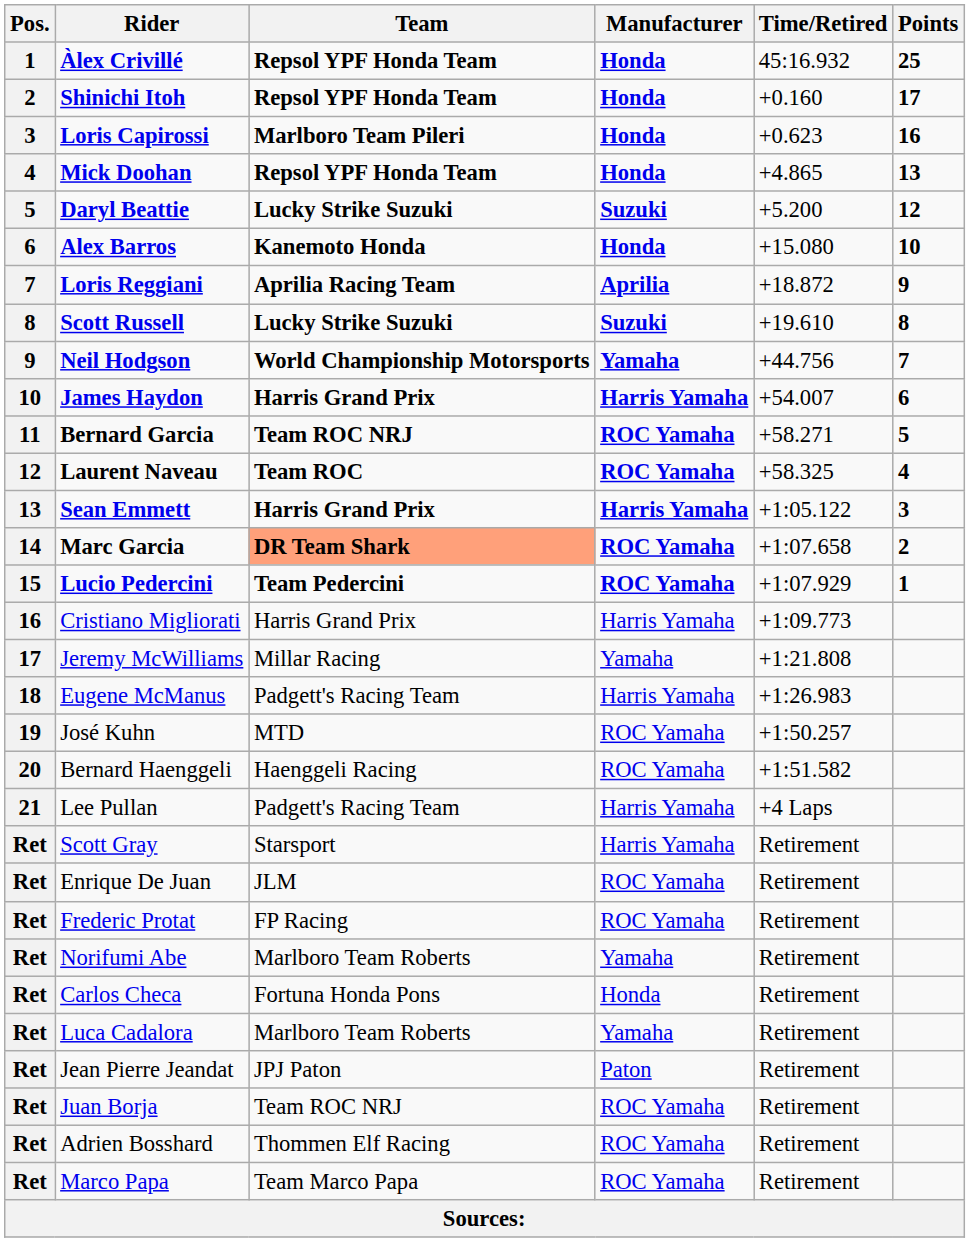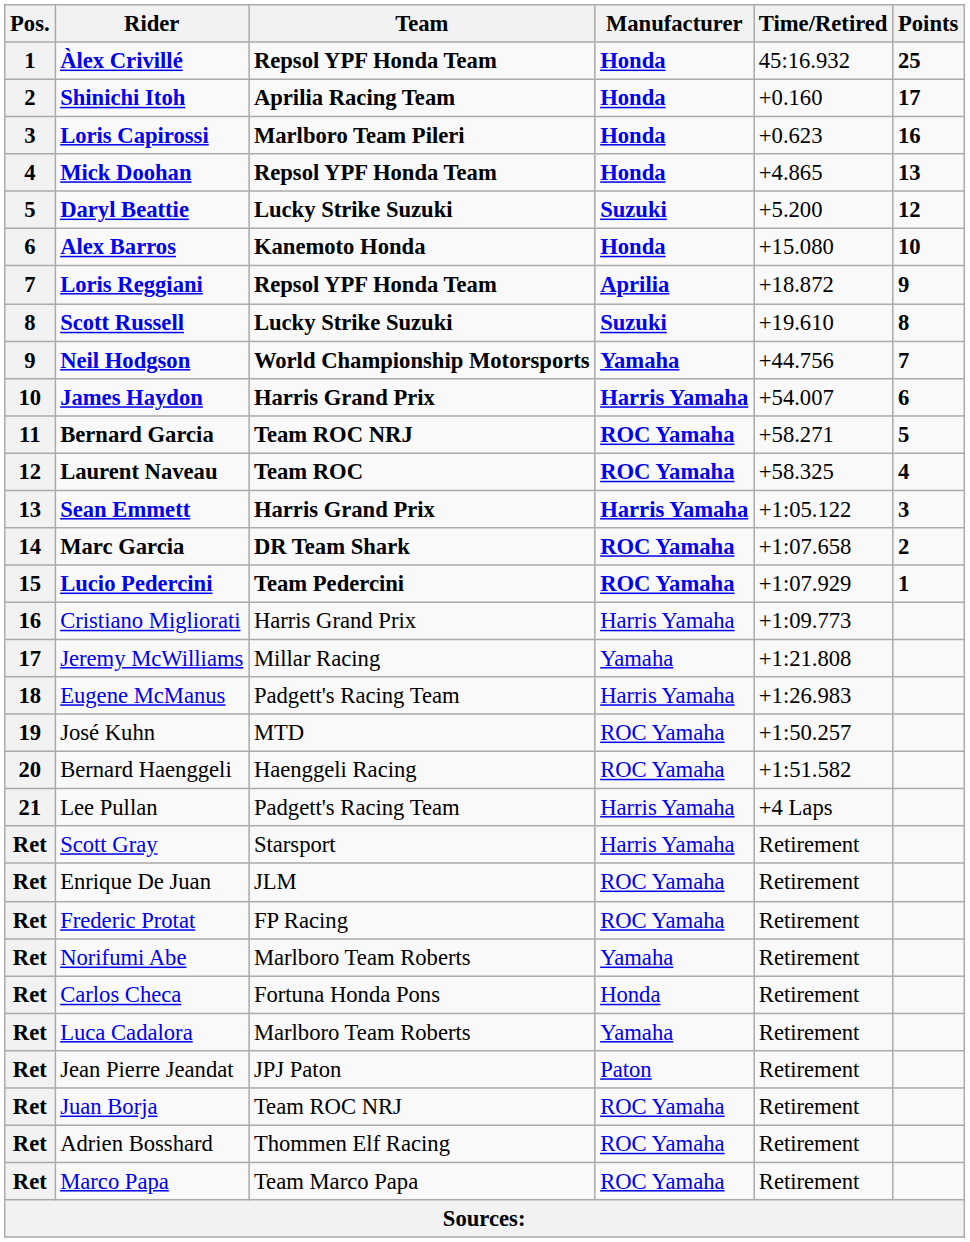(375, 98) Repsol YPF Honda Team -> (354, 98) Aprilia Racing Team
(354, 284) Aprilia Racing Team -> (375, 284) Repsol YPF Honda Team
(332, 546) lightsalmon background -> (332, 546) no background
